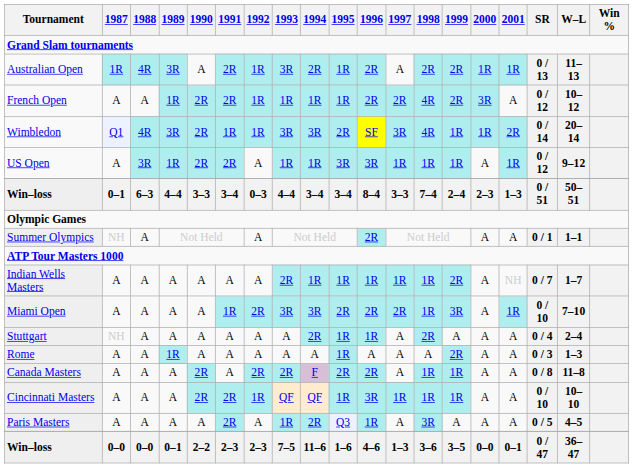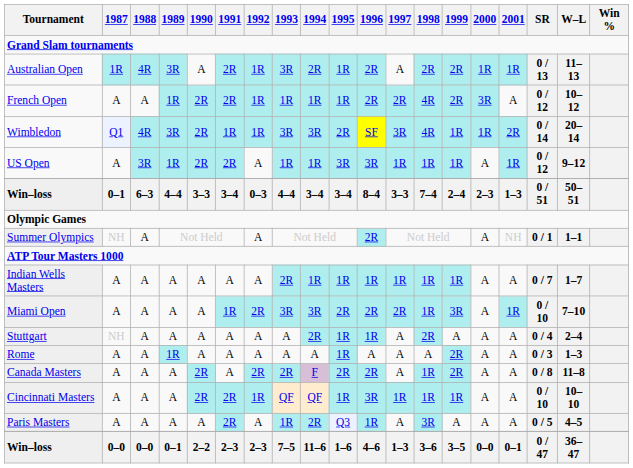(513, 237) A -> (513, 237) NH
(456, 280) 2R -> (456, 280) 1R
(513, 280) NH -> (513, 280) A
(456, 373) 1R -> (456, 373) 2R
